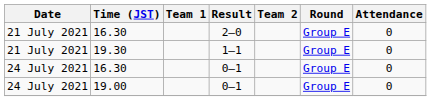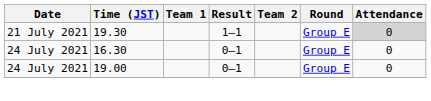- row: (110, 32)
(389, 50) no background -> (389, 32) lightgrey background
